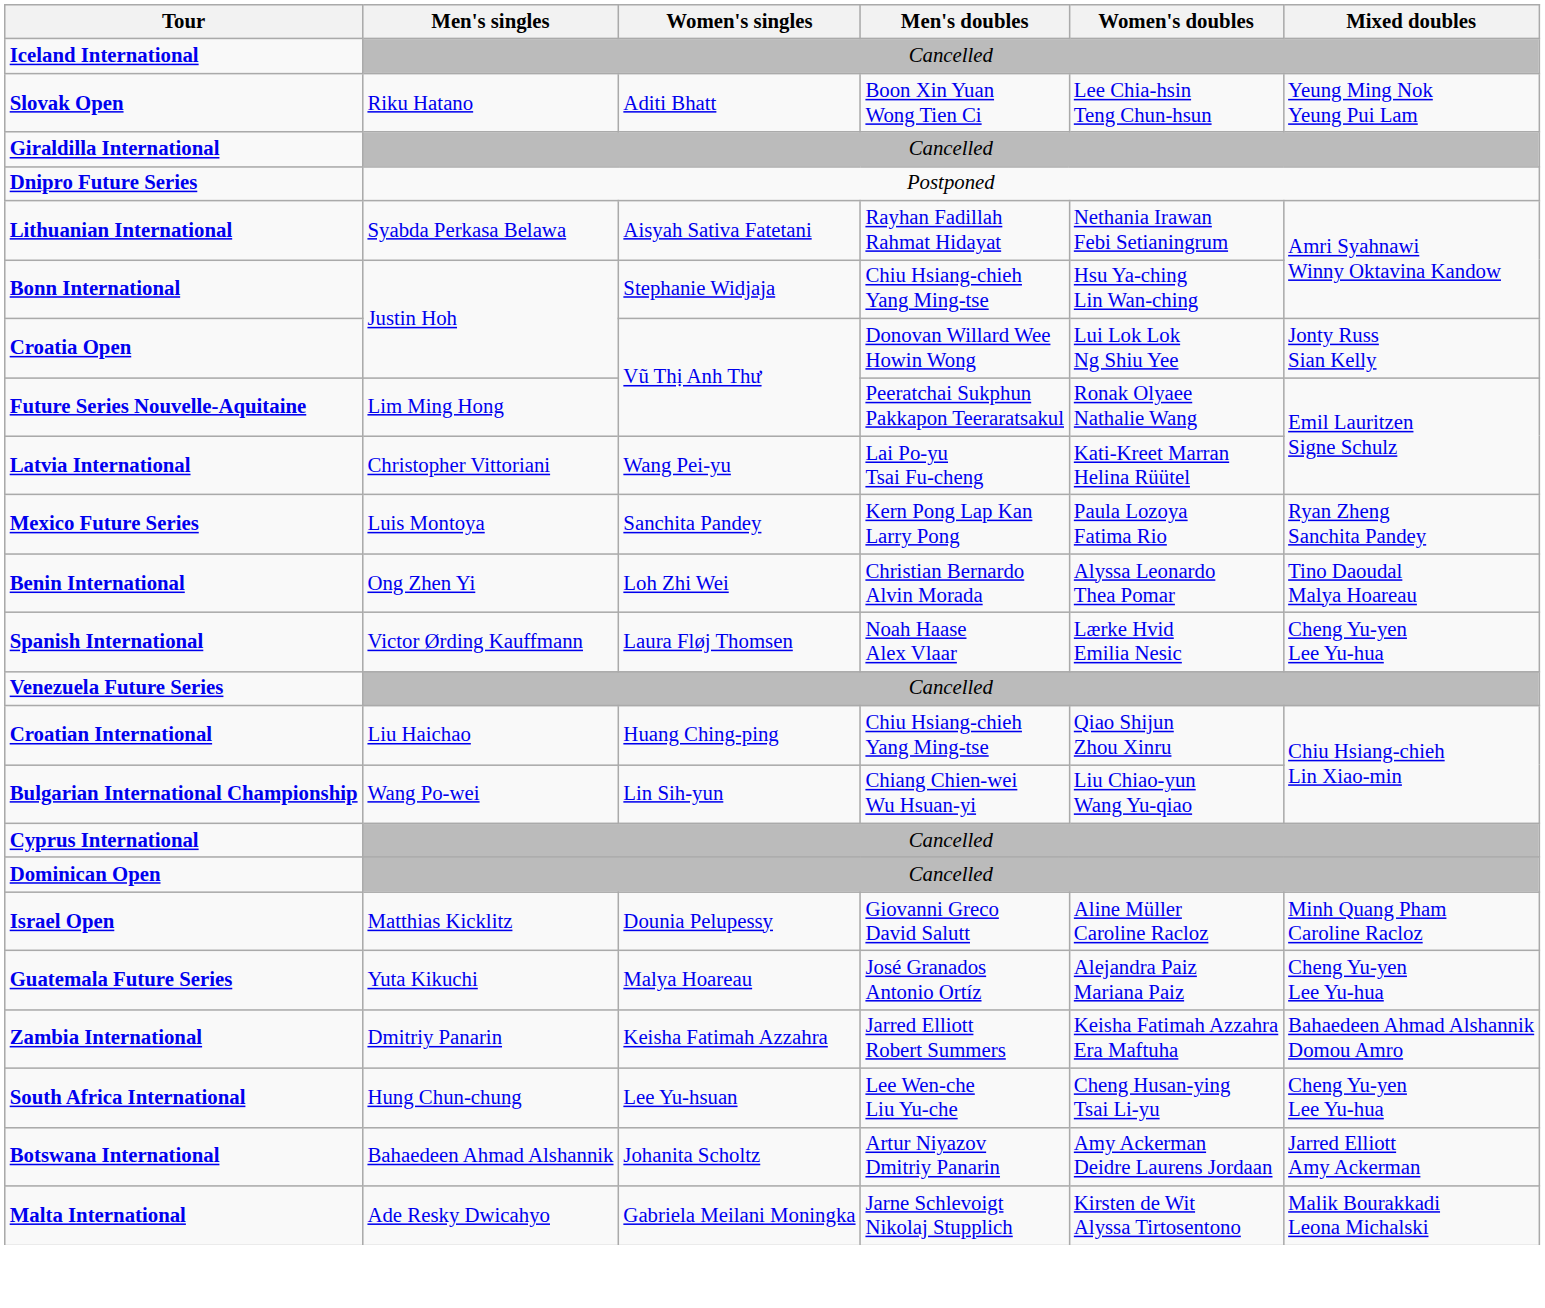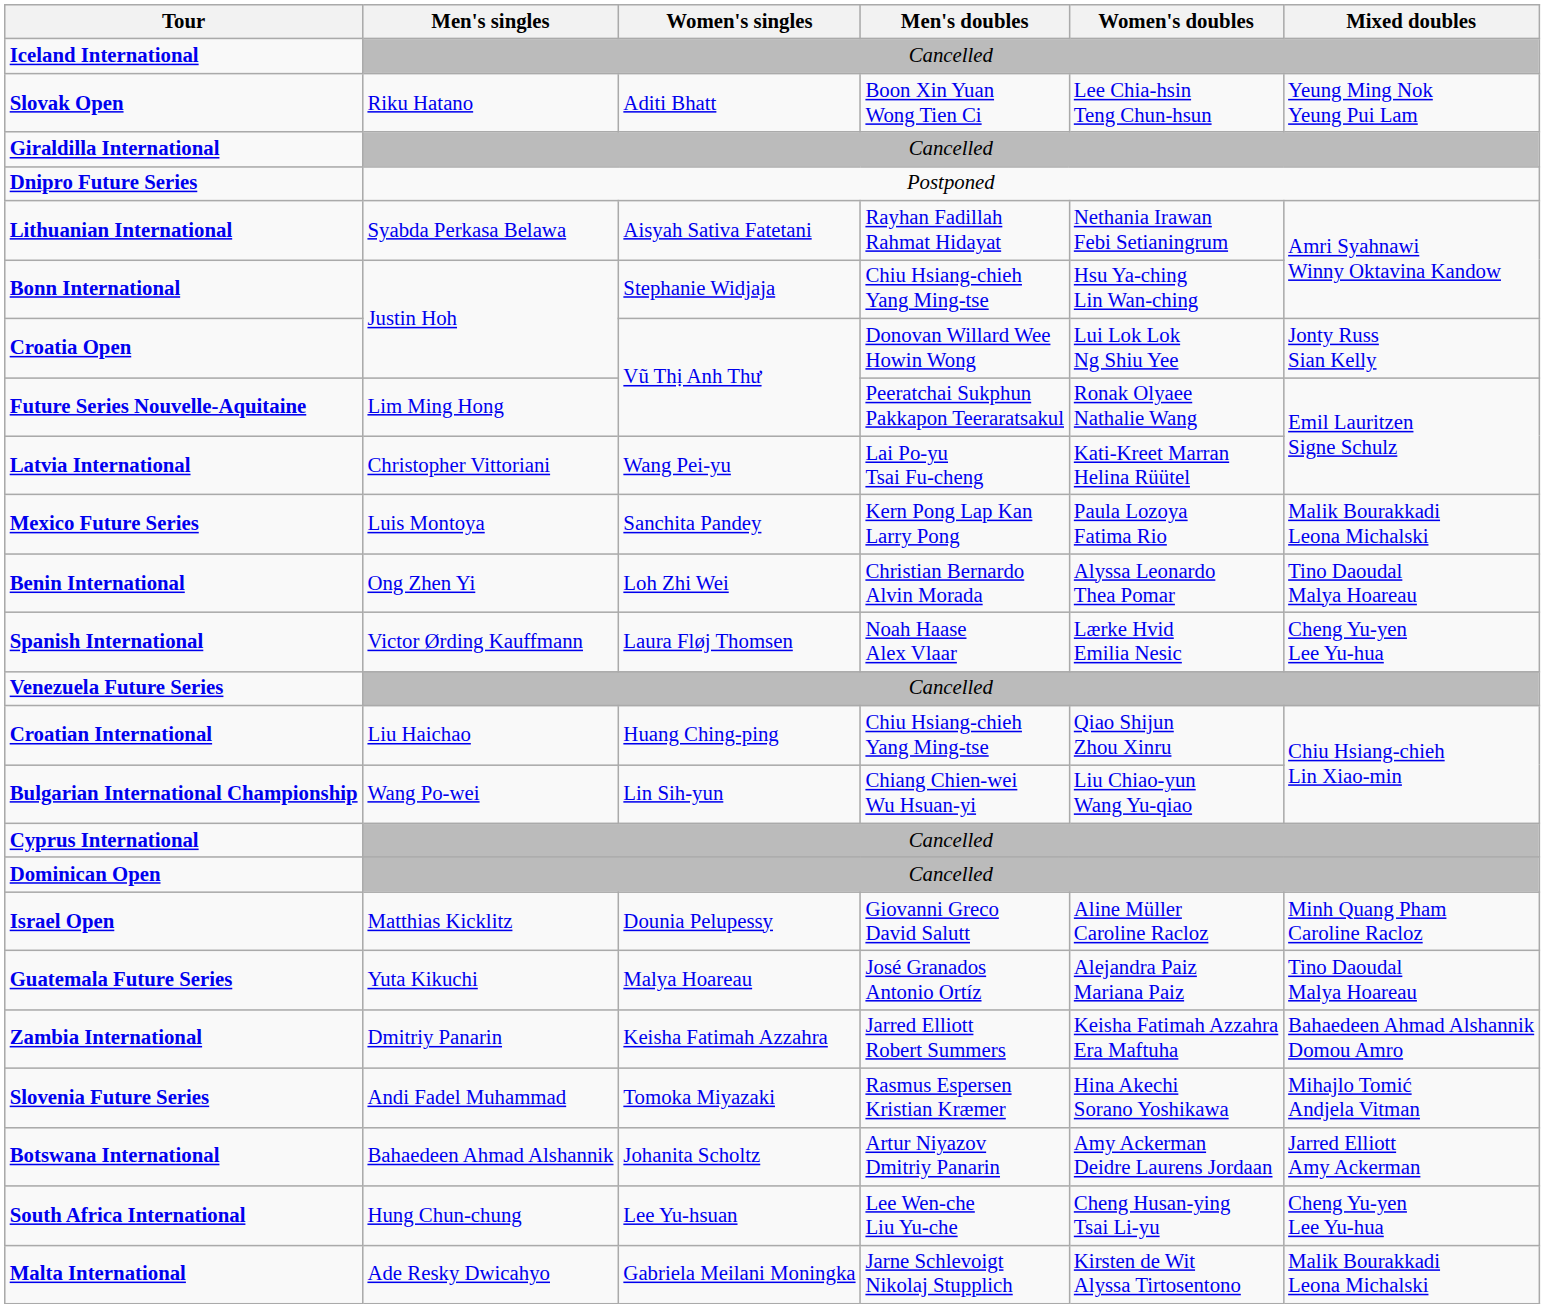(1357, 523) Ryan Zheng Sanchita Pandey -> (1364, 523) Malik Bourakkadi Leona Michalski
(1348, 979) Cheng Yu-yen Lee Yu-hua -> (1353, 979) Tino Daoudal Malya Hoareau
+ row: (109, 1097)
rows swapped: (115, 1155) <-> (128, 1097)
